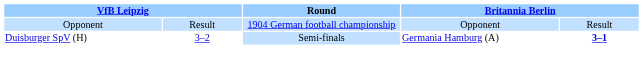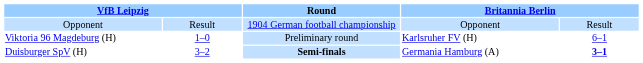+ row: (60, 38)
(322, 38) normal -> (322, 52) bold
